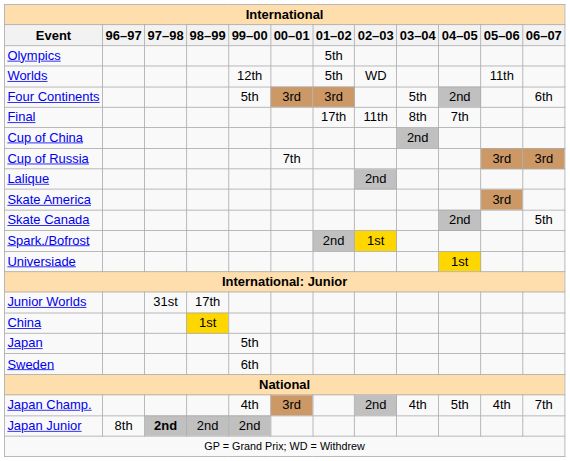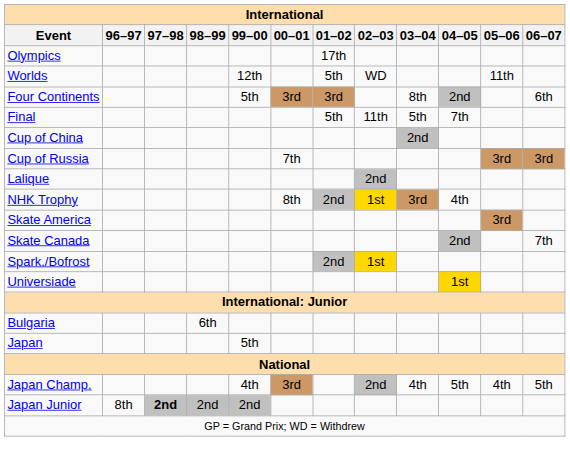(334, 55) 5th -> (334, 55) 17th
(418, 96) 5th -> (418, 96) 8th
(334, 117) 17th -> (334, 117) 5th
(418, 117) 8th -> (418, 117) 5th
+ row: (43, 199)
(544, 220) 5th -> (544, 240) 7th
- row: (47, 302)
+ row: (31, 323)
- row: (24, 323)
- row: (31, 364)
(544, 405) 7th -> (544, 384) 5th
